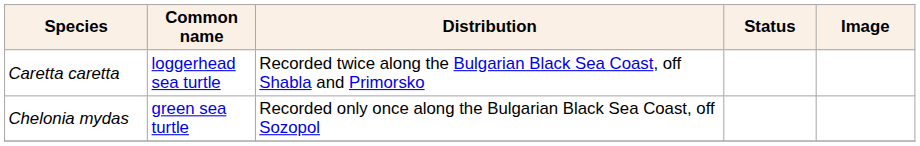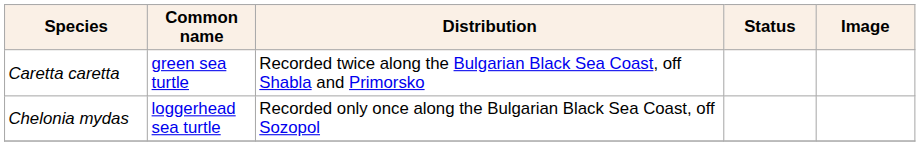(194, 72) loggerhead sea turtle -> (189, 72) green sea turtle
(189, 118) green sea turtle -> (194, 118) loggerhead sea turtle
